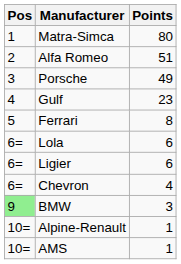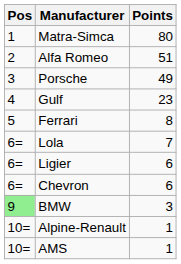(169, 142) 6 -> (169, 142) 7
(169, 185) 4 -> (169, 185) 6
